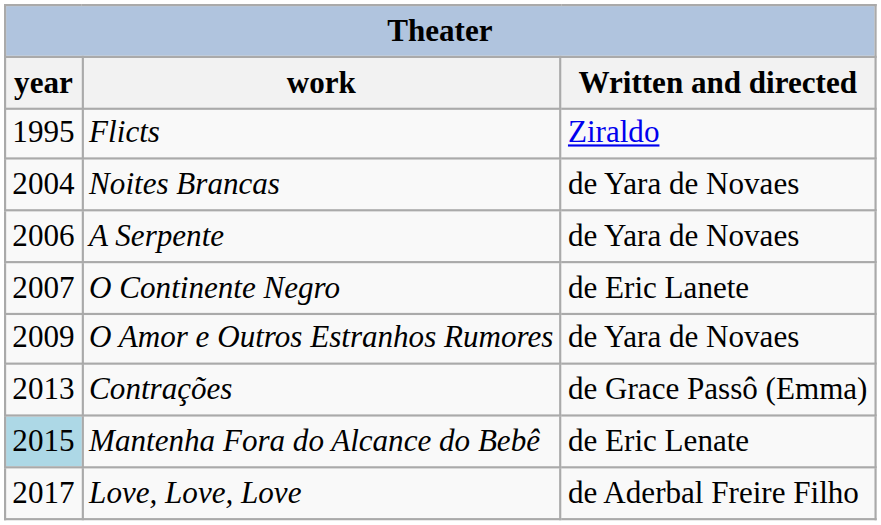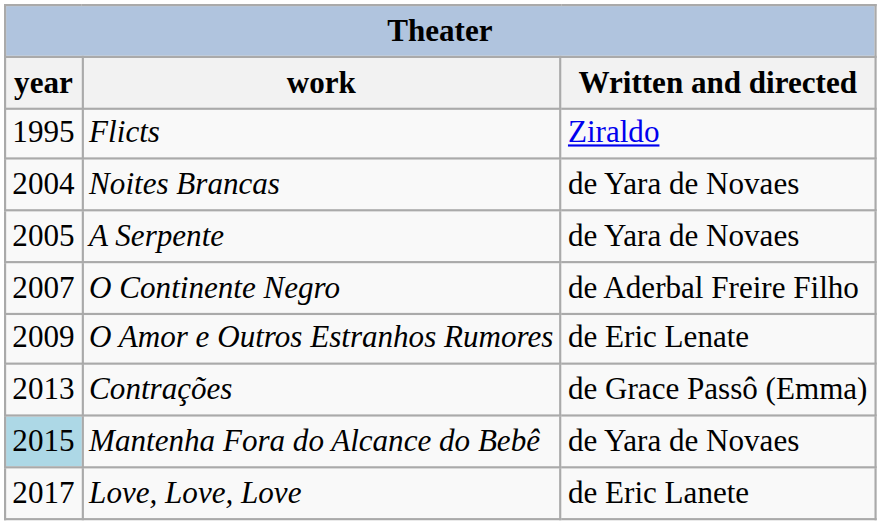(43, 235) 2006 -> (43, 235) 2005
(659, 287) de Eric Lanete -> (713, 287) de Aderbal Freire Filho
(684, 338) de Yara de Novaes -> (659, 338) de Eric Lenate
(659, 440) de Eric Lenate -> (684, 440) de Yara de Novaes
(713, 492) de Aderbal Freire Filho -> (659, 492) de Eric Lanete
